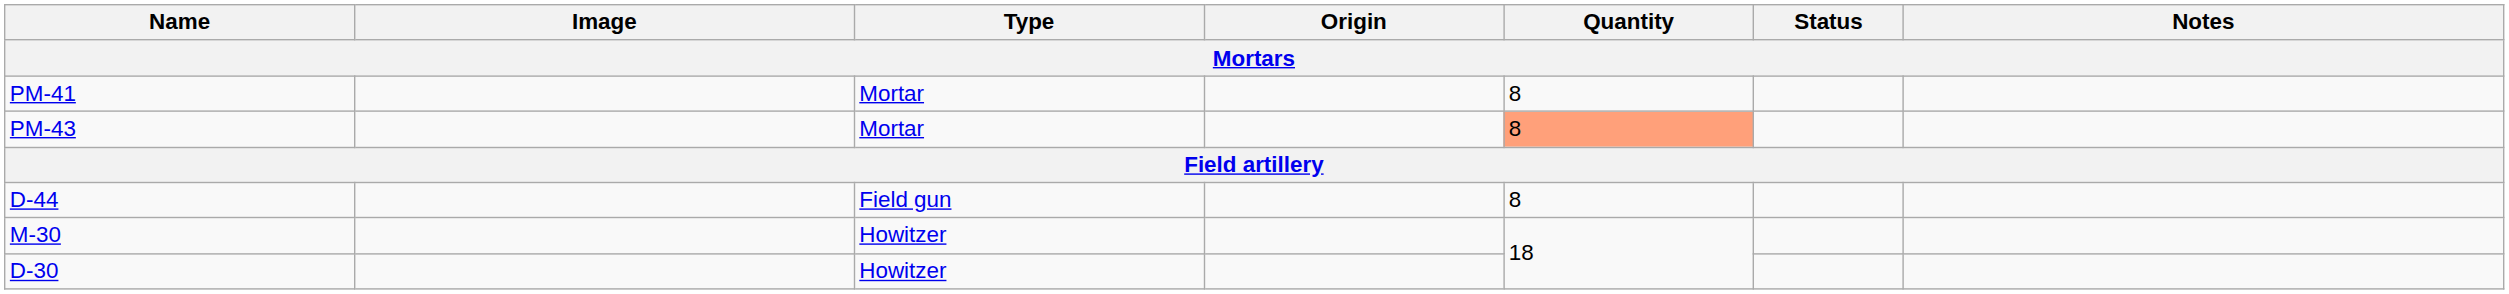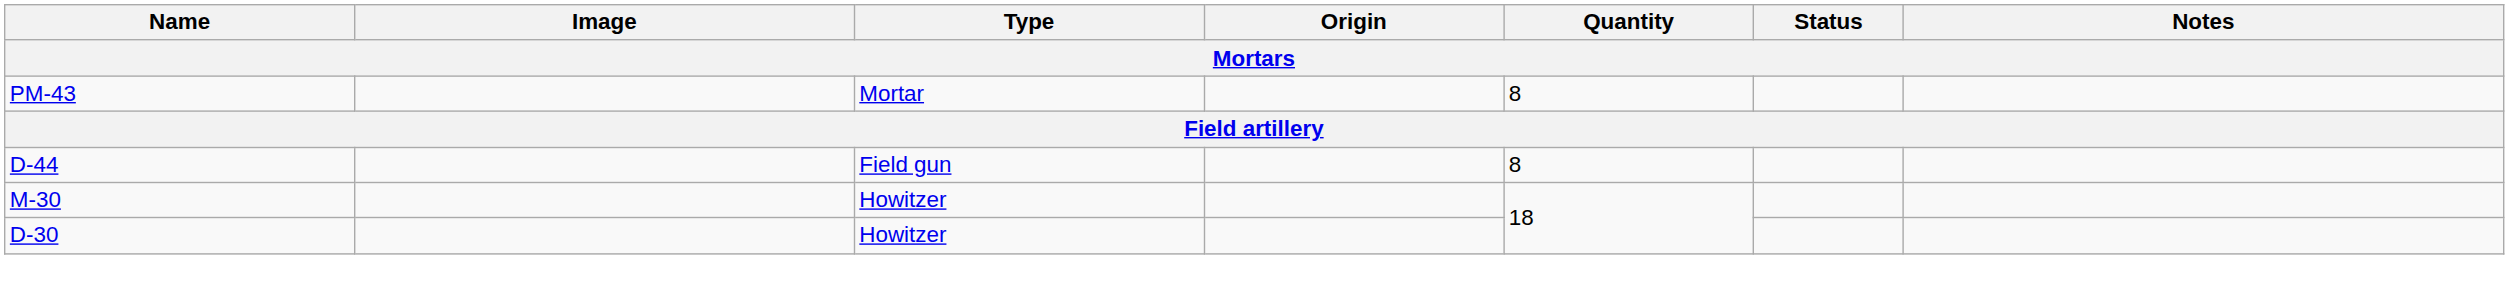- row: (43, 93)
(1515, 128) lightsalmon background -> (1515, 93) no background
